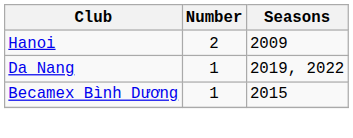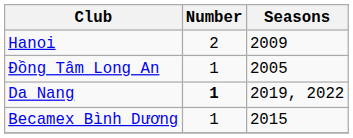+ row: (84, 69)
(214, 69) normal -> (214, 94) bold
